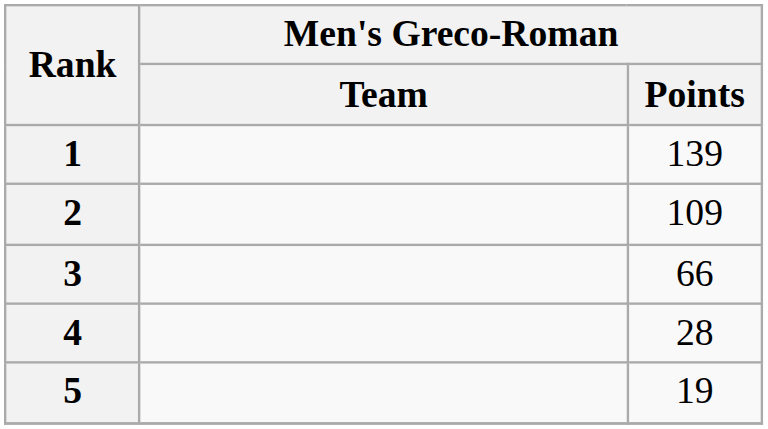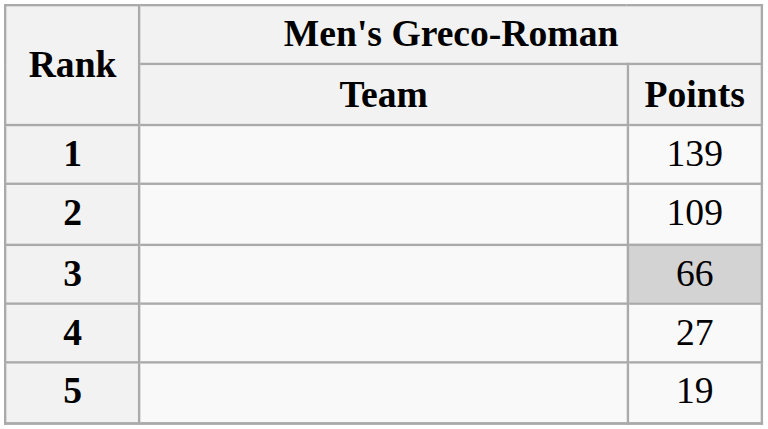(695, 272) no background -> (695, 272) lightgrey background
(695, 332) 28 -> (695, 332) 27
